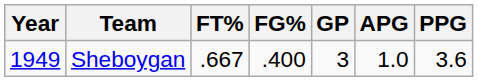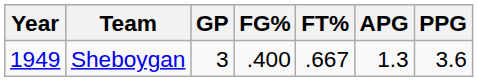columns swapped: (333, 23) <-> (220, 23)
(393, 59) 1.0 -> (393, 59) 1.3
